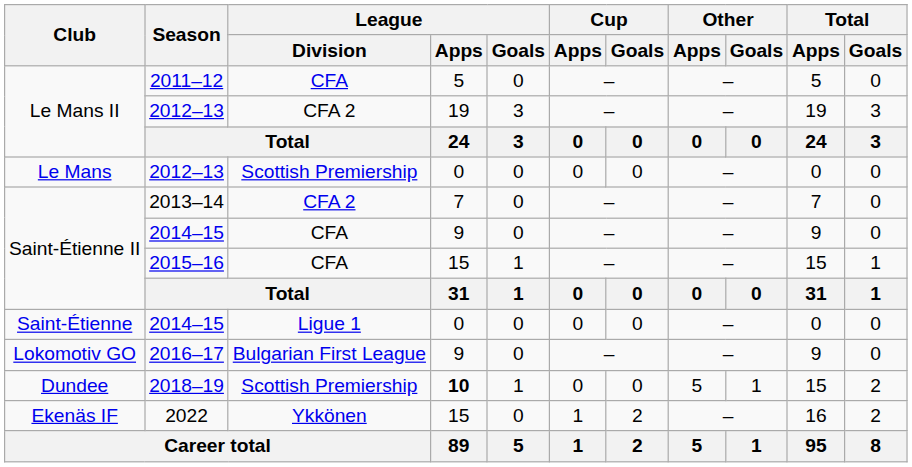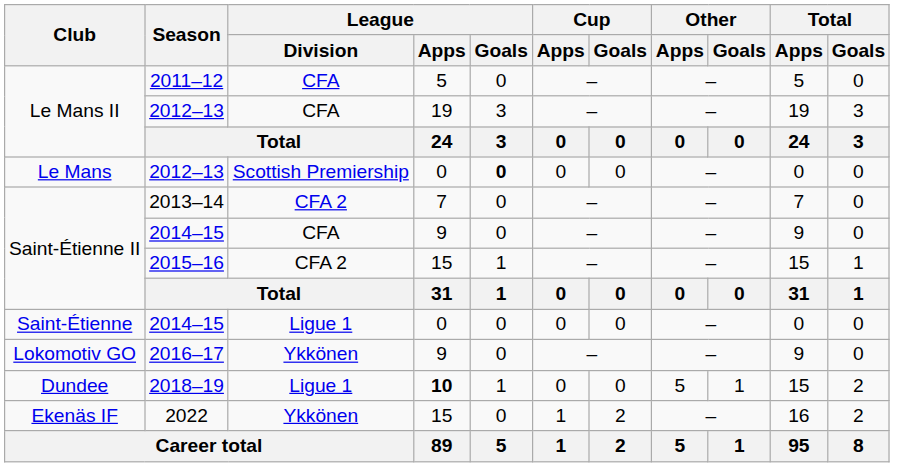(329, 111) CFA 2 -> (321, 111) CFA
(518, 171) normal -> (501, 171) bold
(329, 263) CFA -> (321, 263) CFA 2
(329, 354) Bulgarian First League -> (321, 354) Ykkönen
(329, 385) Scottish Premiership -> (321, 385) Ligue 1
